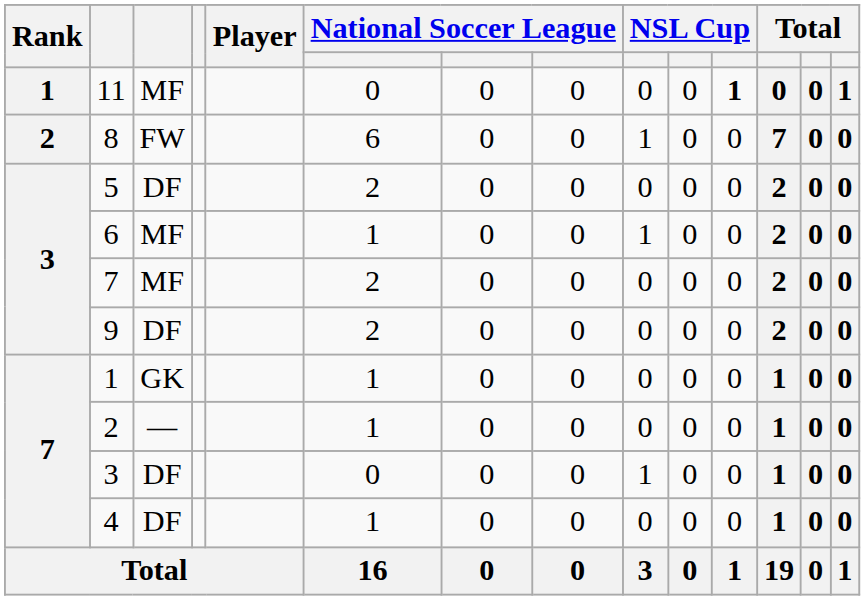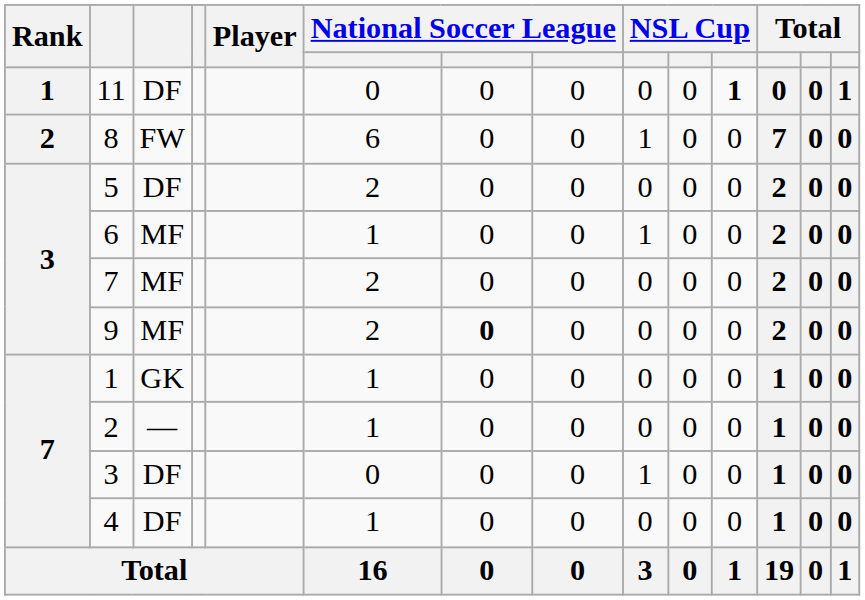(162, 90) MF -> (162, 90) DF
(162, 330) DF -> (162, 330) MF
(487, 330) normal -> (487, 330) bold
